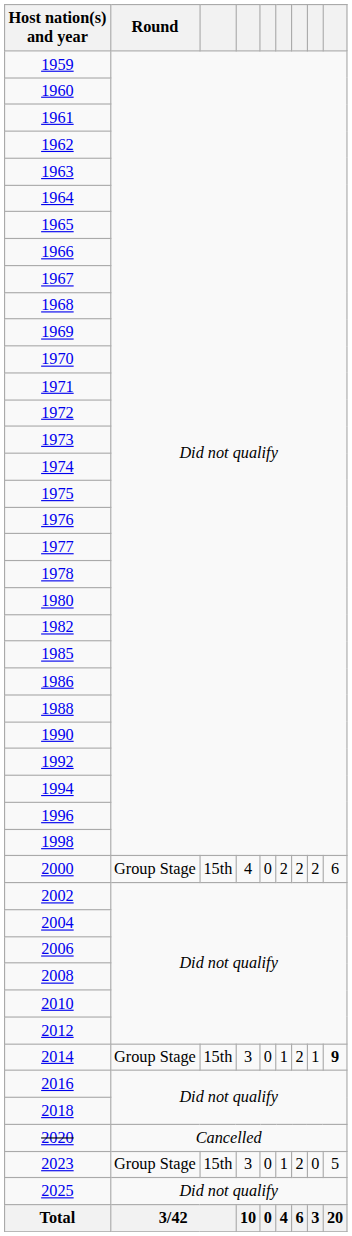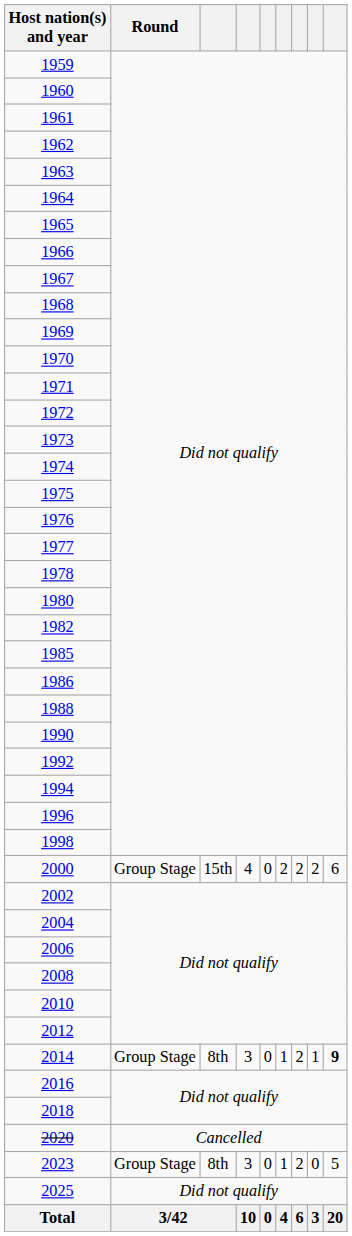(218, 1057) 15th -> (218, 1057) 8th
(218, 1164) 15th -> (218, 1164) 8th
